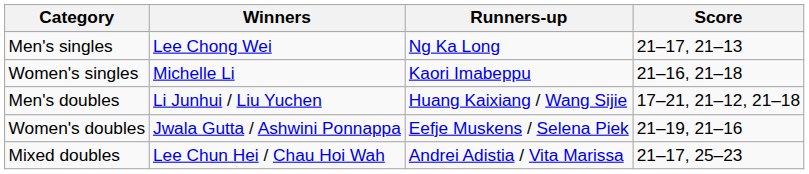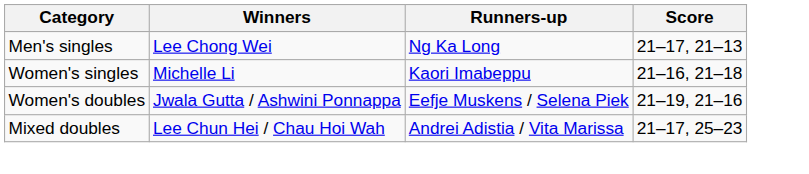- row: (64, 100)
